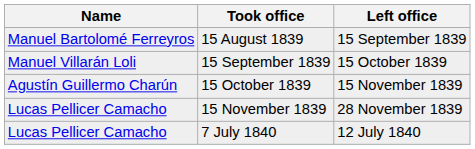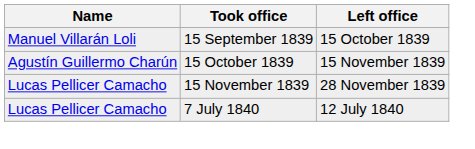- row: (252, 39)
